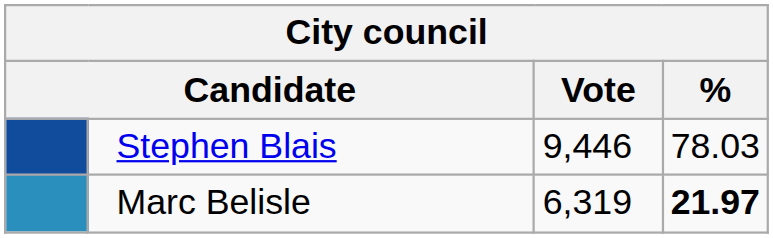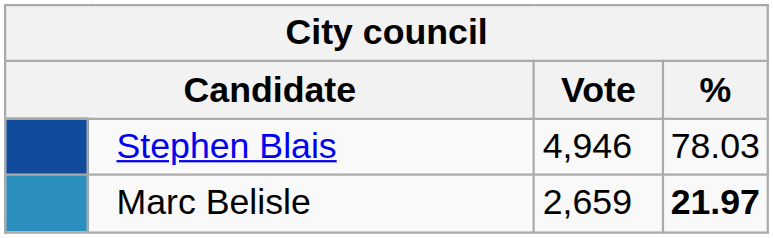(587, 145) 9,446 -> (587, 145) 4,946
(587, 202) 6,319 -> (587, 202) 2,659
